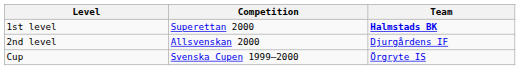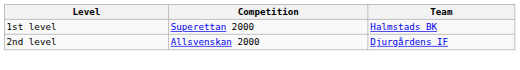(404, 27) bold -> (404, 27) normal
- row: (15, 57)
